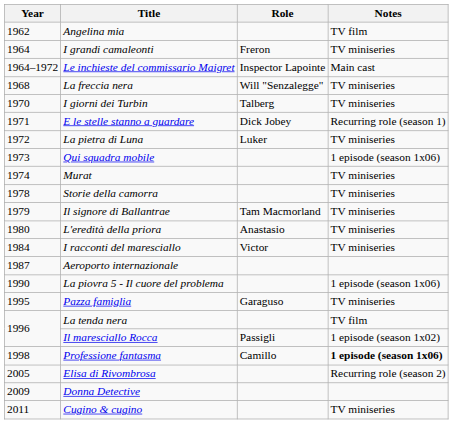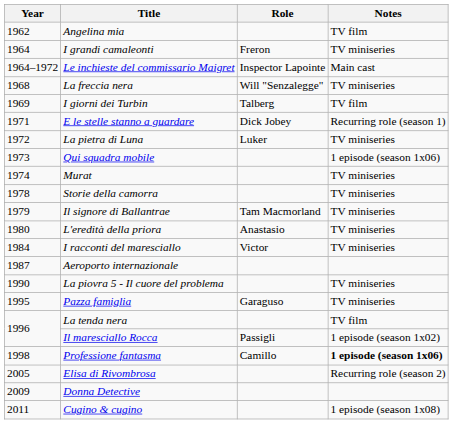(18, 103) 1970 -> (18, 103) 1969
(363, 103) TV miniseries -> (349, 103) TV film
(385, 283) 1 episode (season 1x06) -> (363, 283) TV miniseries
(363, 409) TV miniseries -> (385, 409) 1 episode (season 1x08)
